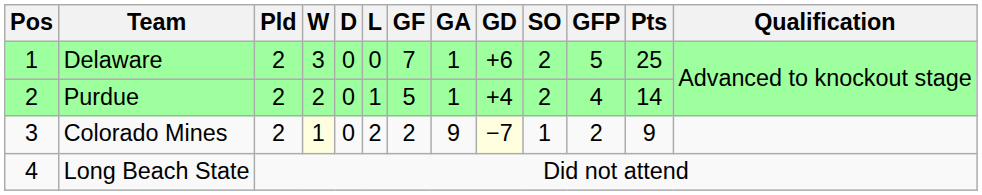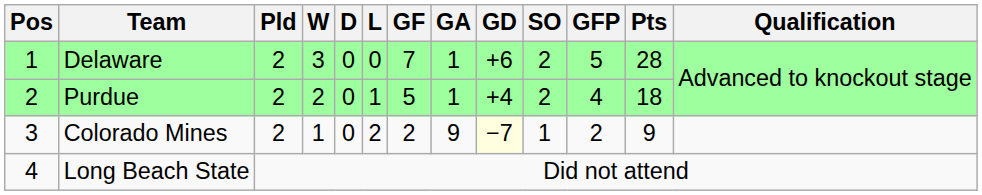(649, 60) 25 -> (649, 60) 28
(649, 97) 14 -> (649, 97) 18
(318, 134) lightyellow background -> (318, 134) no background
